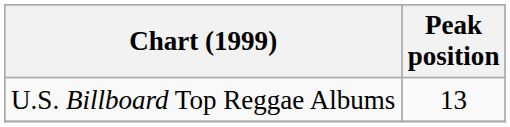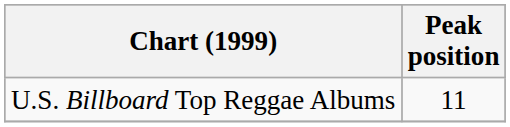(454, 99) 13 -> (454, 99) 11
